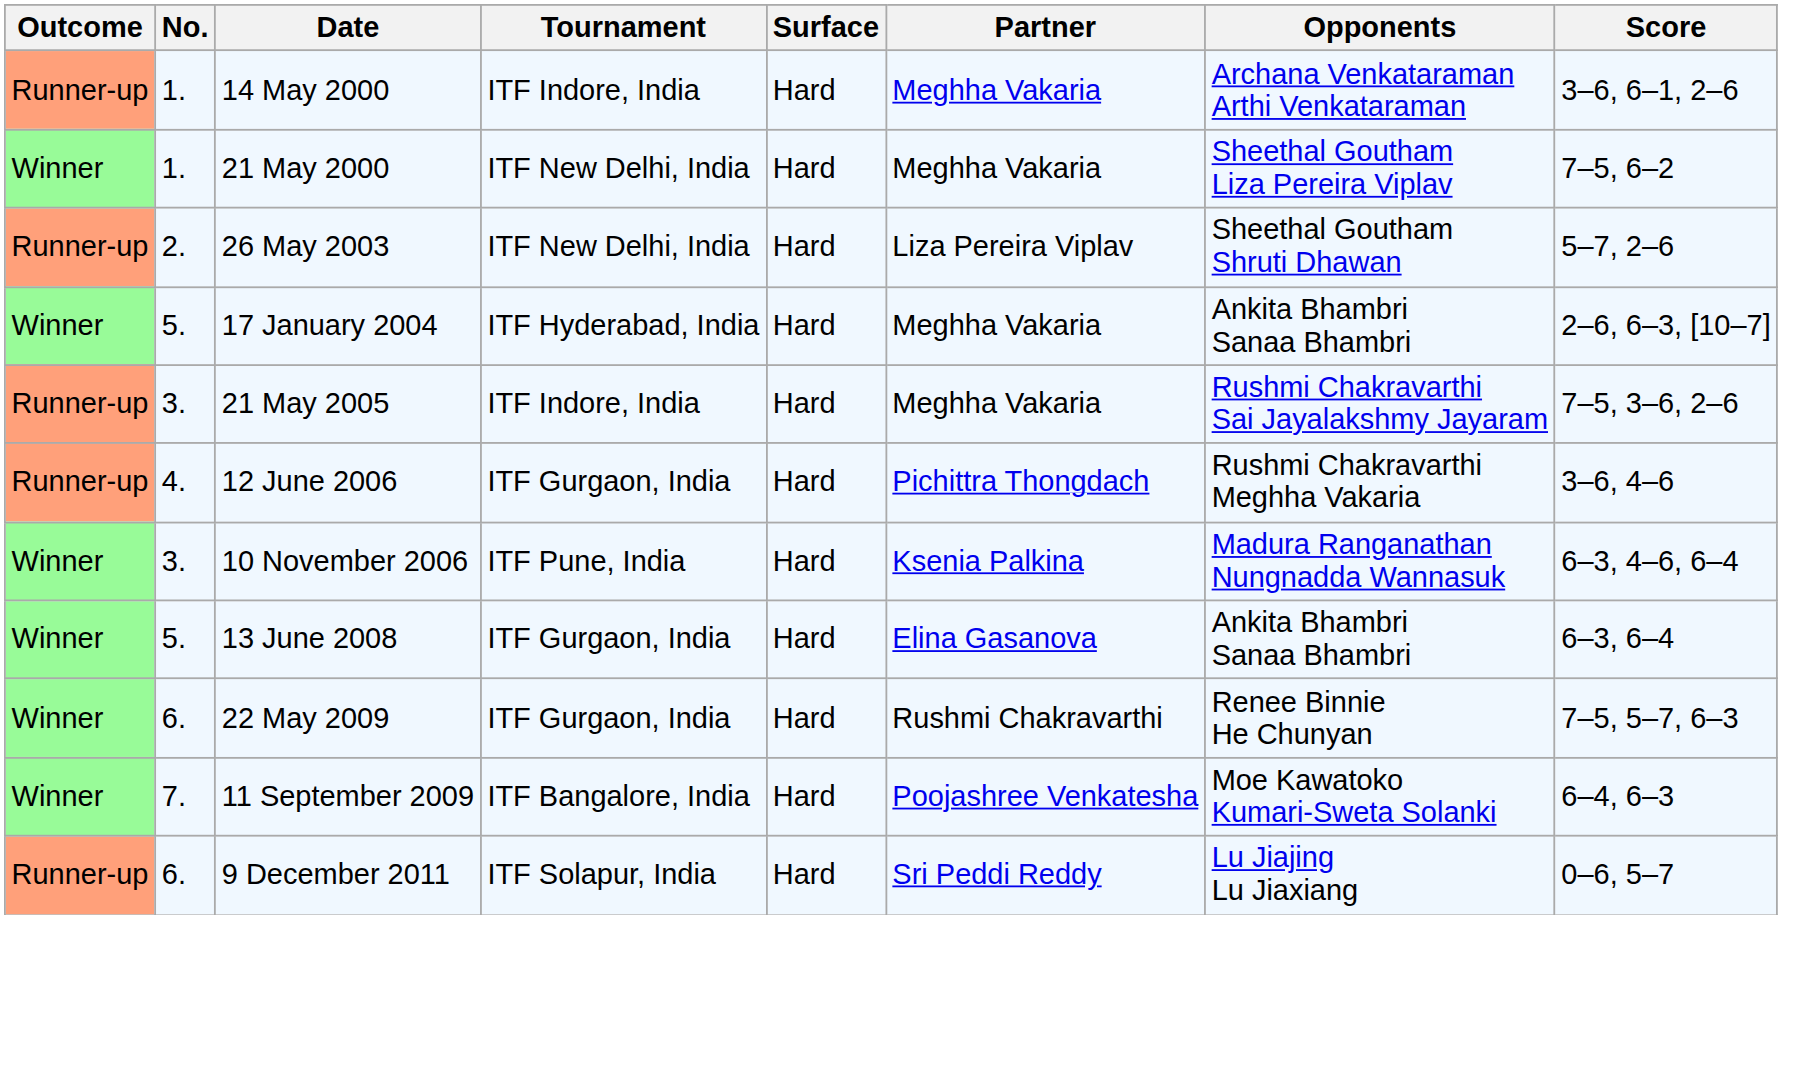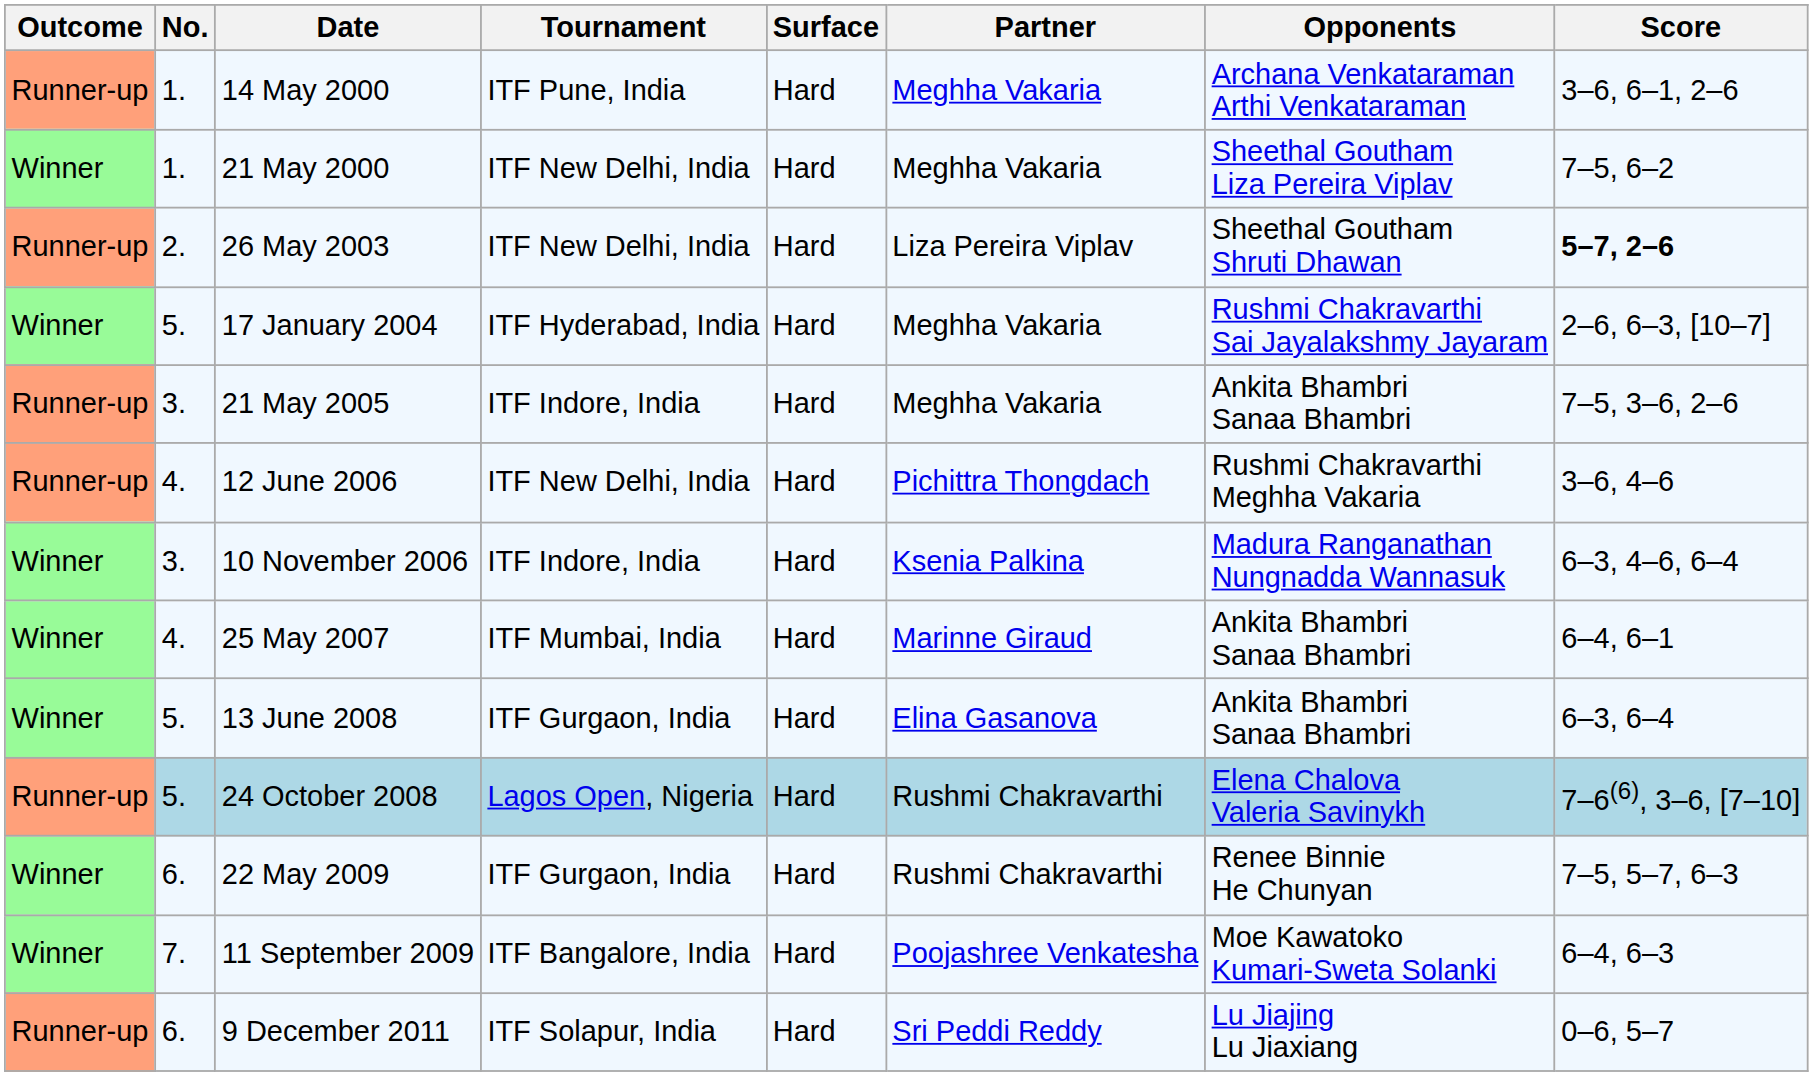(594, 89) ITF Indore, India -> (586, 89) ITF Pune, India
(1618, 246) normal -> (1618, 246) bold
(1311, 325) Ankita Bhambri Sanaa Bhambri -> (1380, 325) Rushmi Chakravarthi Sai Jayalakshmy Jayaram
(1380, 403) Rushmi Chakravarthi Sai Jayalakshmy Jayaram -> (1311, 403) Ankita Bhambri Sanaa Bhambri
(609, 482) ITF Gurgaon, India -> (619, 482) ITF New Delhi, India
(586, 560) ITF Pune, India -> (594, 560) ITF Indore, India
+ row: (306, 639)
+ row: (330, 796)
